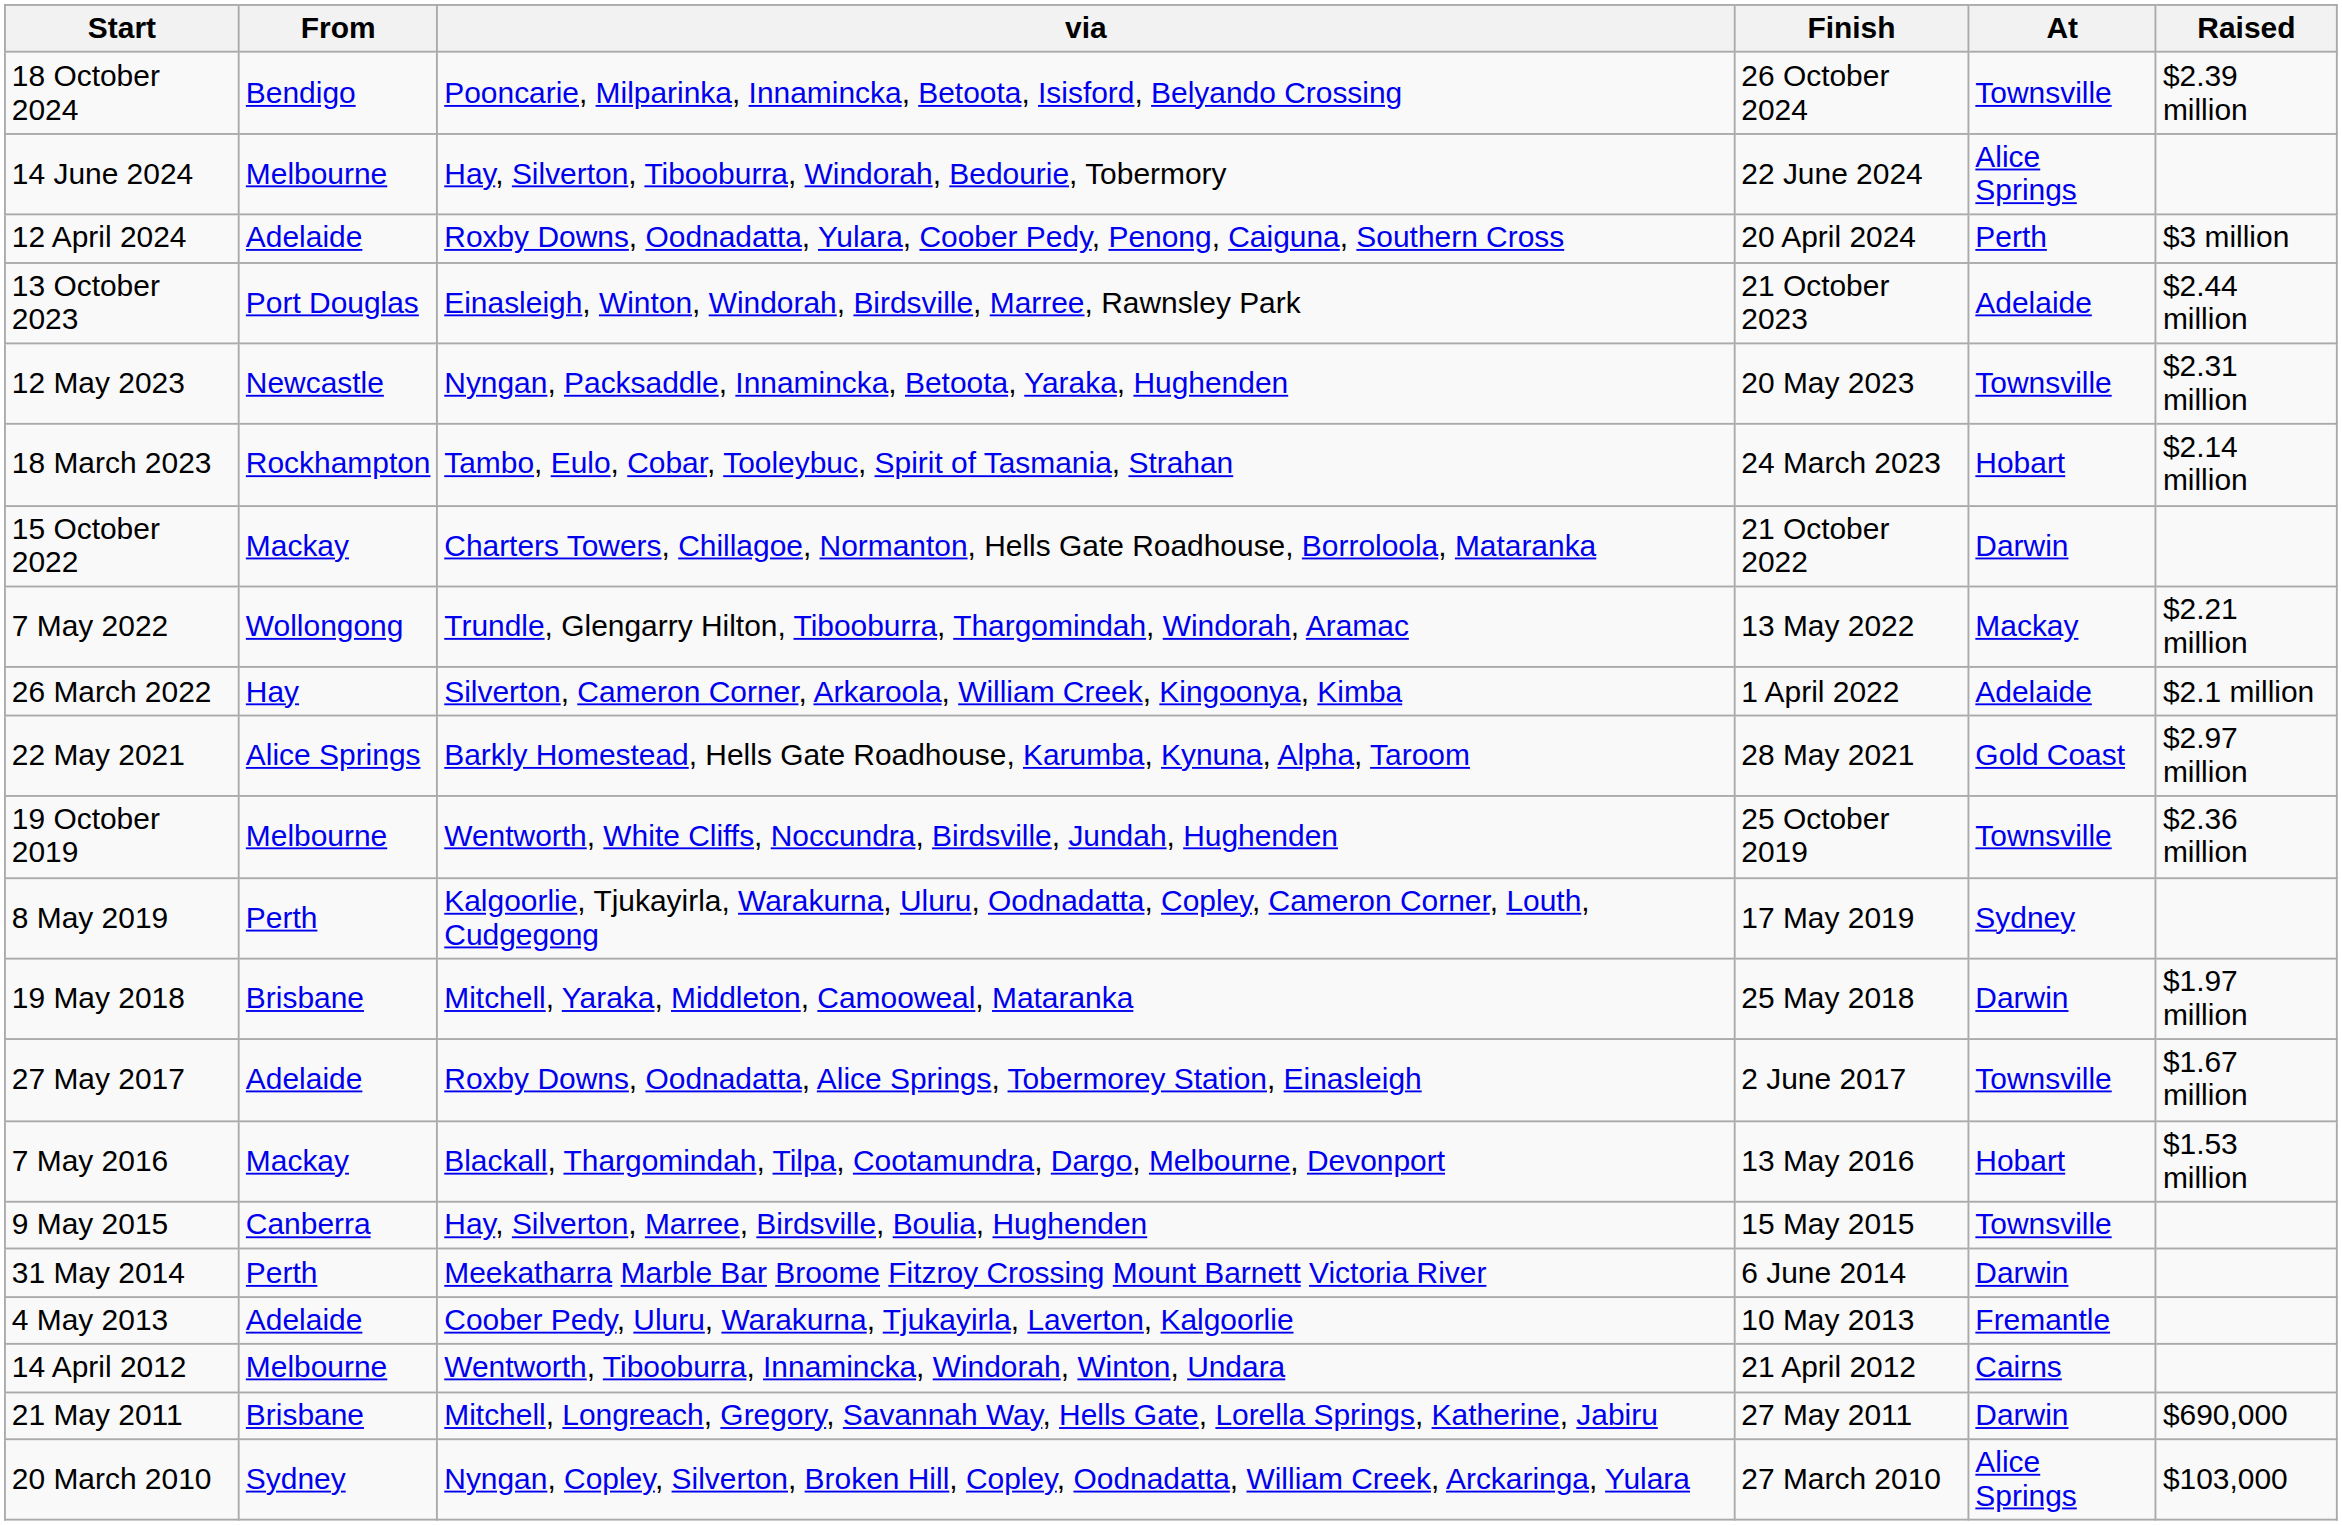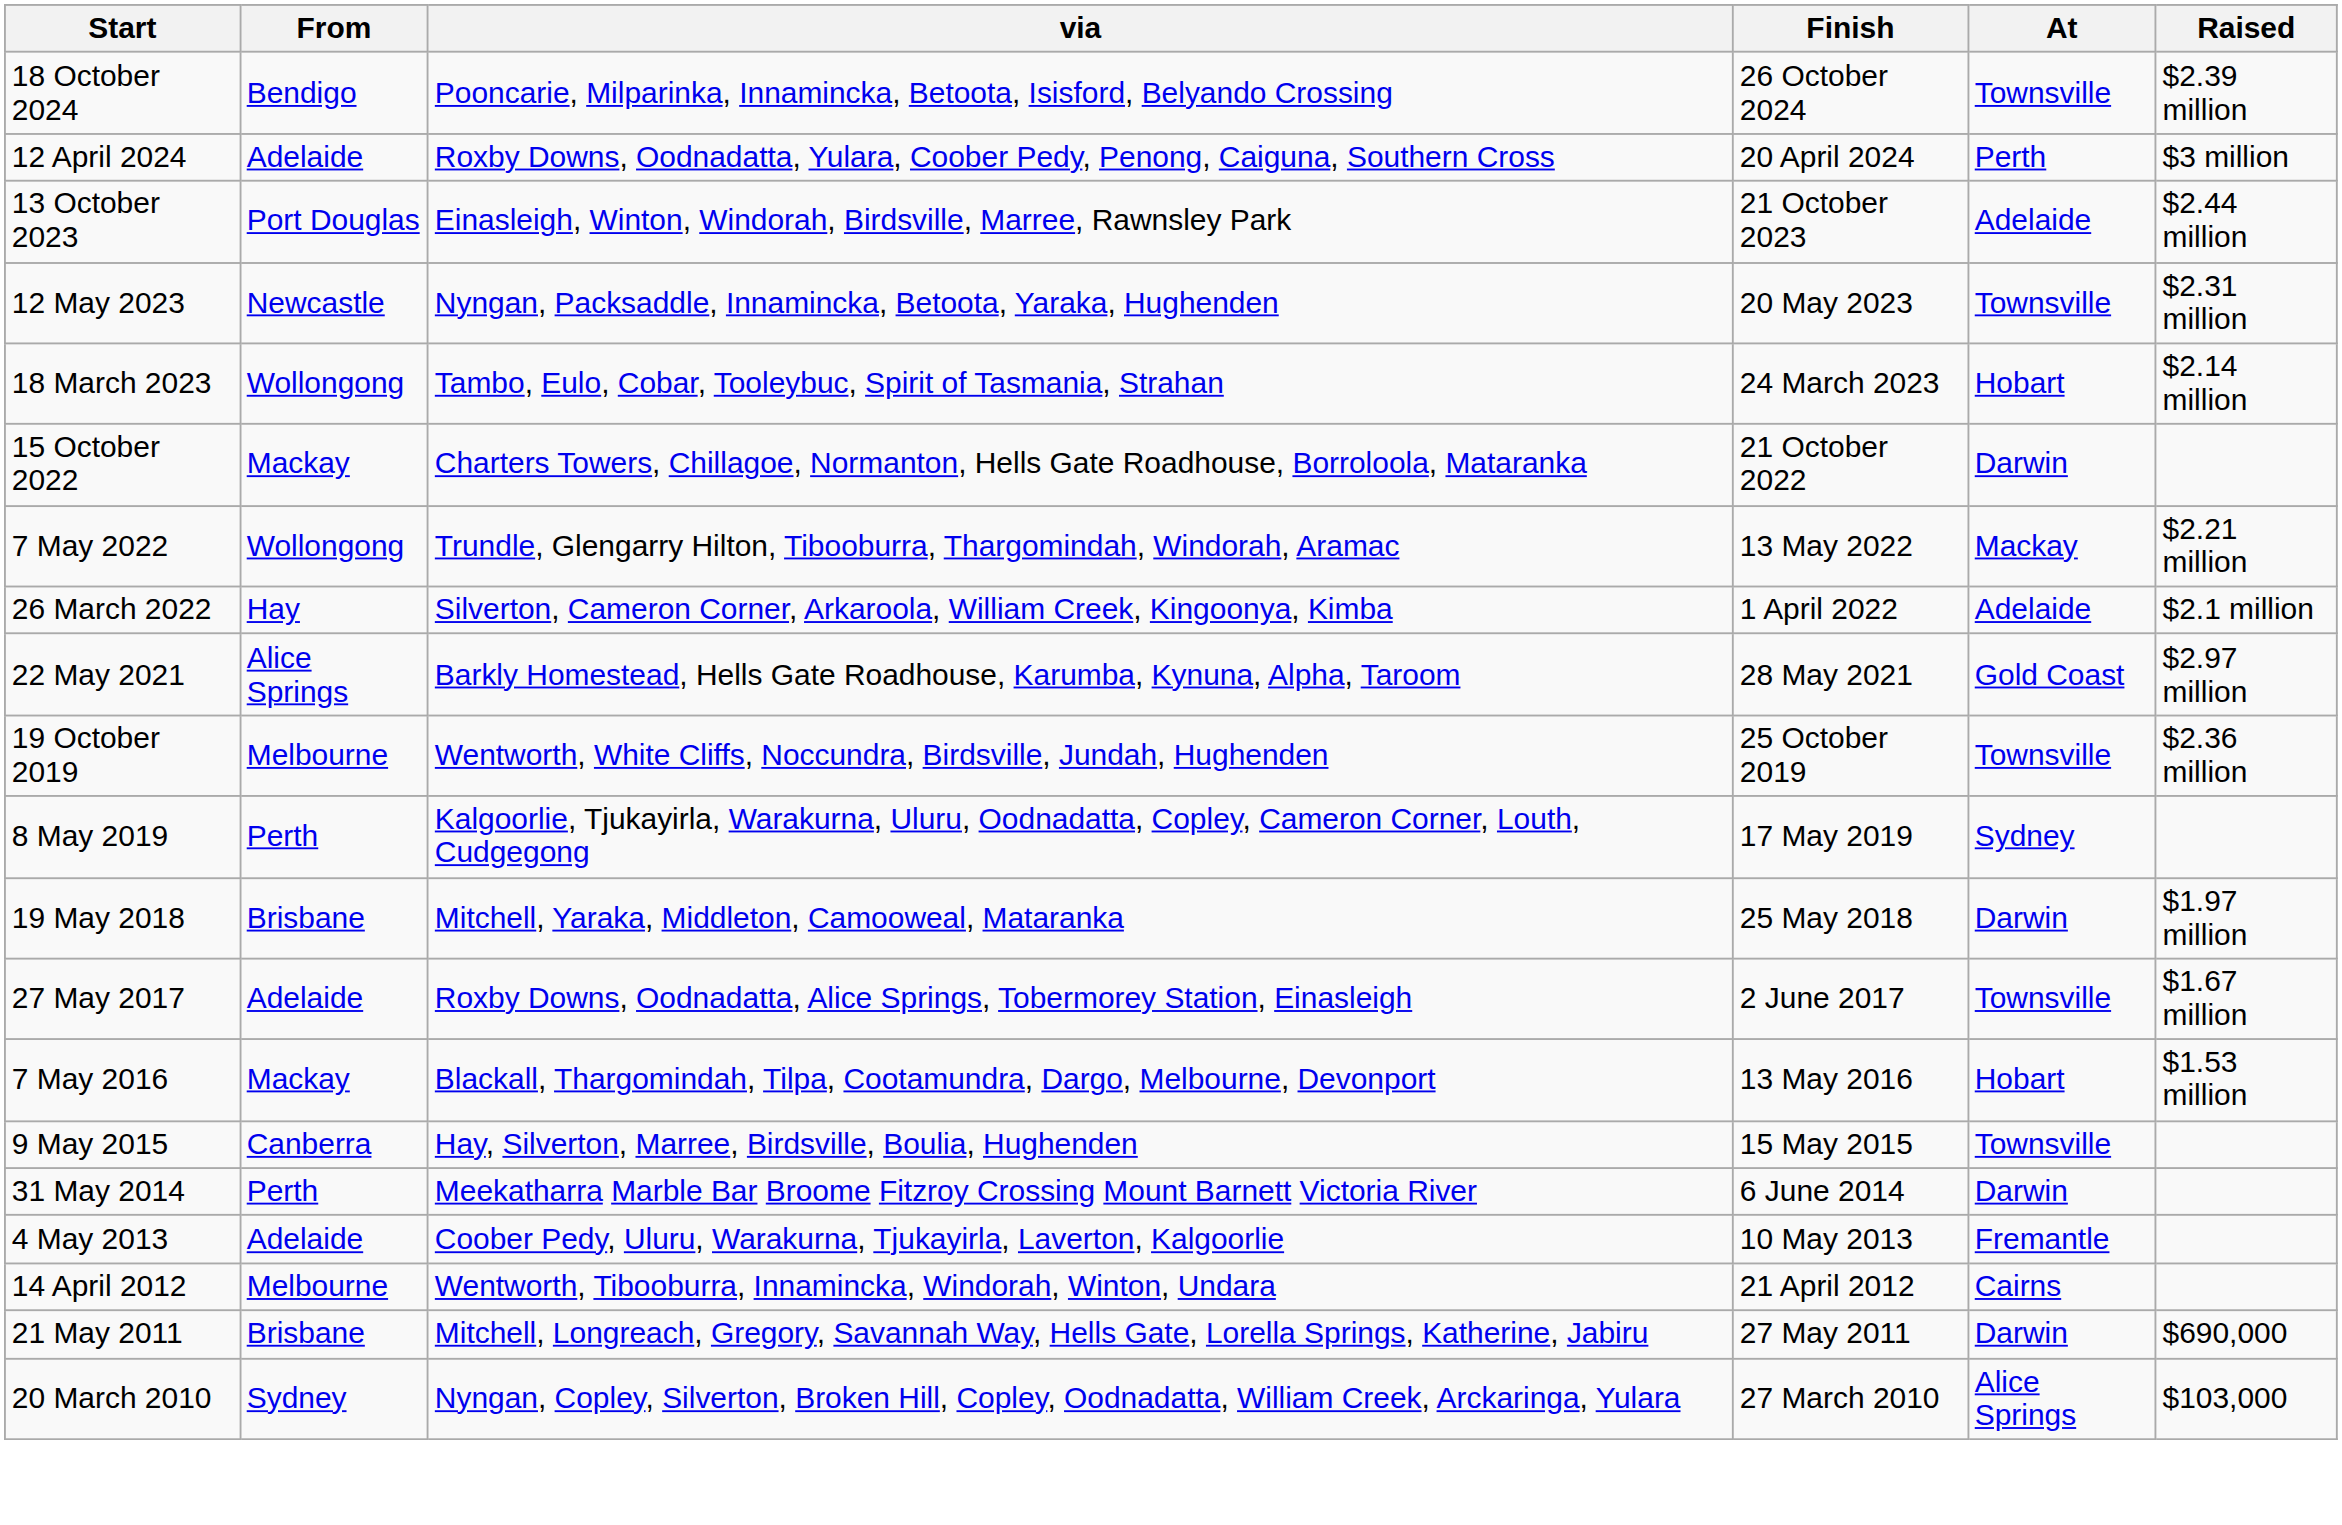- row: (103, 173)
(338, 464) Rockhampton -> (325, 383) Wollongong
